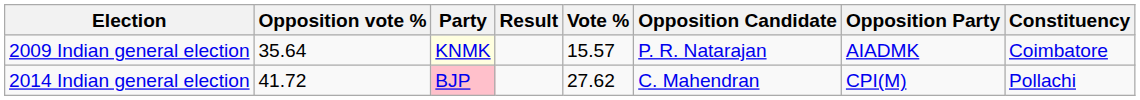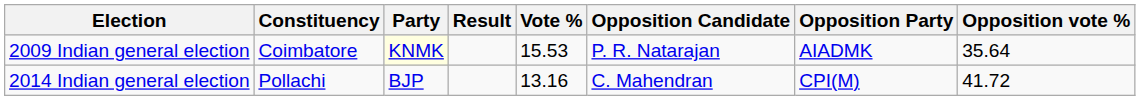columns swapped: (1070, 20) <-> (342, 20)
(591, 50) 15.57 -> (544, 50) 15.53
(453, 81) pink background -> (406, 81) no background
(591, 81) 27.62 -> (544, 81) 13.16
